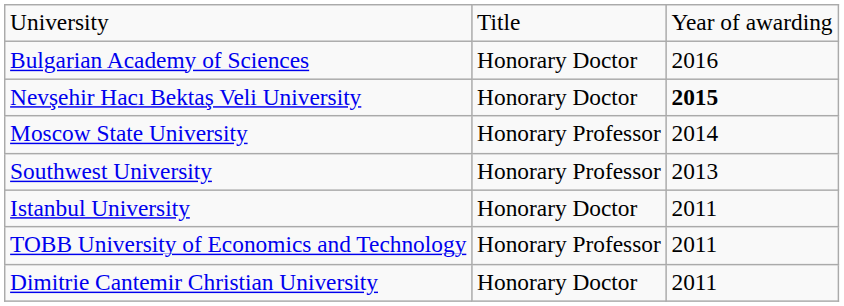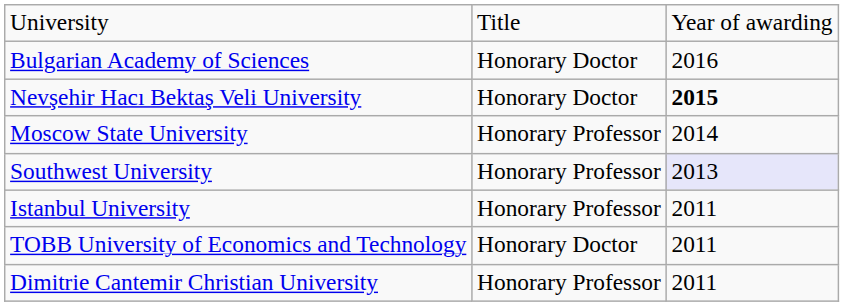(695, 171) no background -> (695, 171) lavender background
(557, 208) Honorary Doctor -> (569, 208) Honorary Professor
(569, 245) Honorary Professor -> (557, 245) Honorary Doctor
(557, 282) Honorary Doctor -> (569, 282) Honorary Professor
